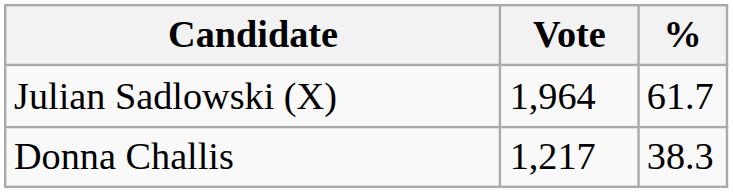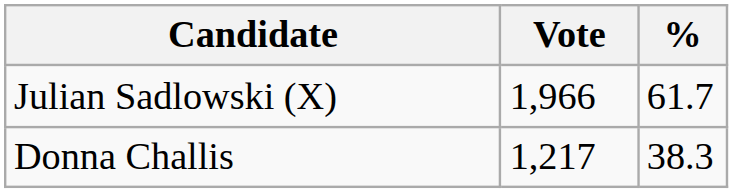(553, 95) 1,964 -> (553, 95) 1,966
